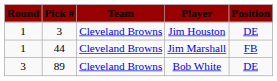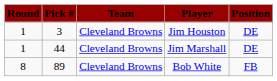(251, 48) FB -> (251, 48) DE
(23, 66) 3 -> (23, 66) 8
(251, 66) DE -> (251, 66) FB
